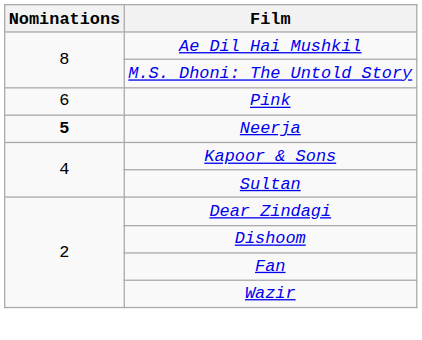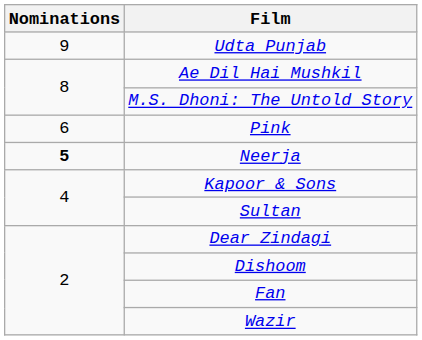+ row: (270, 46)
